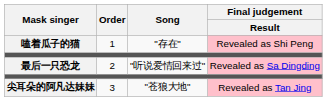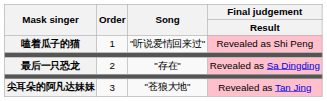(168, 43) "存在" -> (168, 43) "听说爱情回来过"
(168, 65) "听说爱情回来过" -> (168, 65) "存在"
